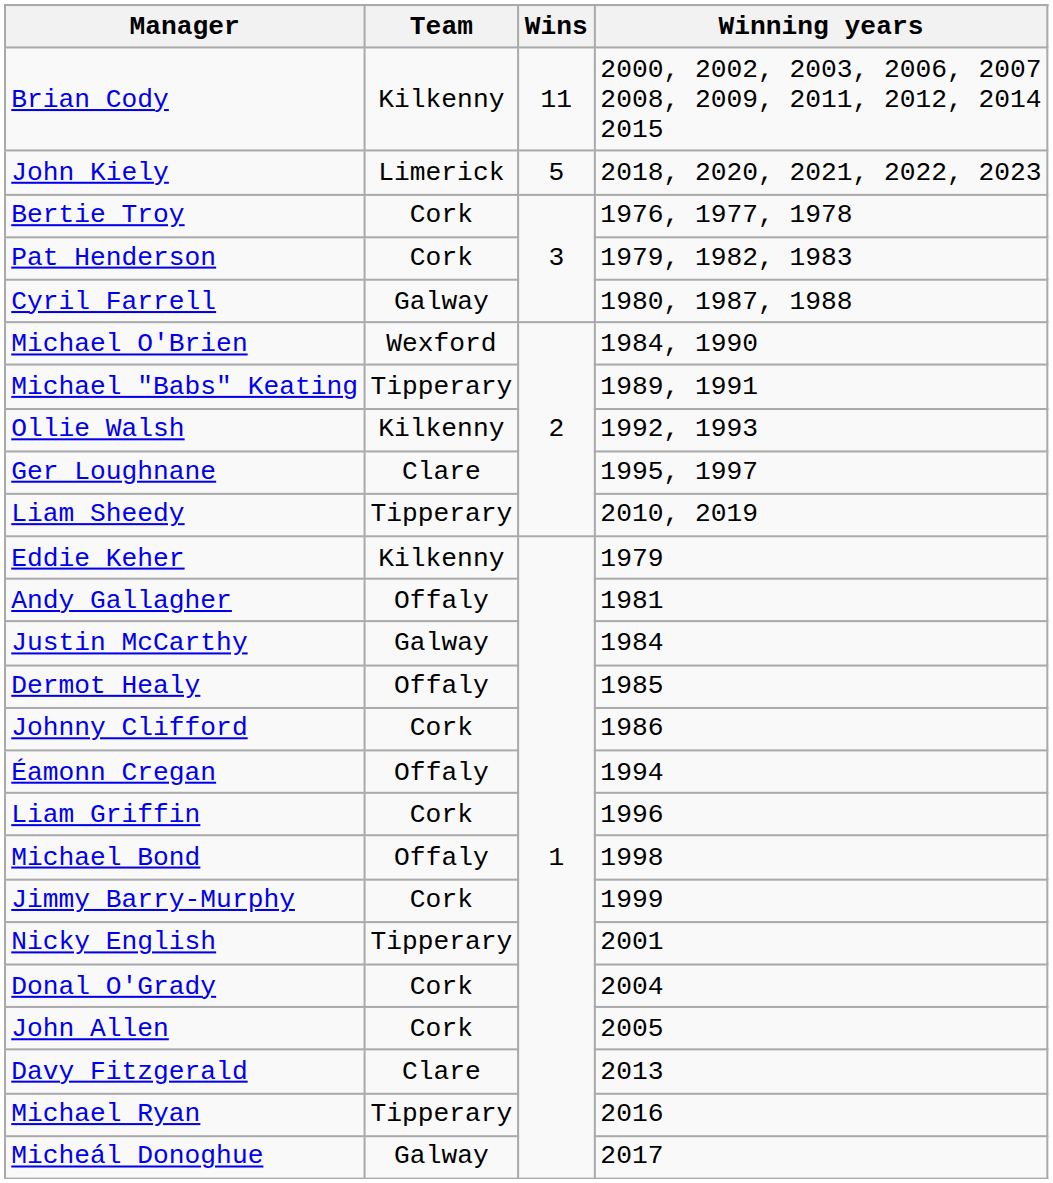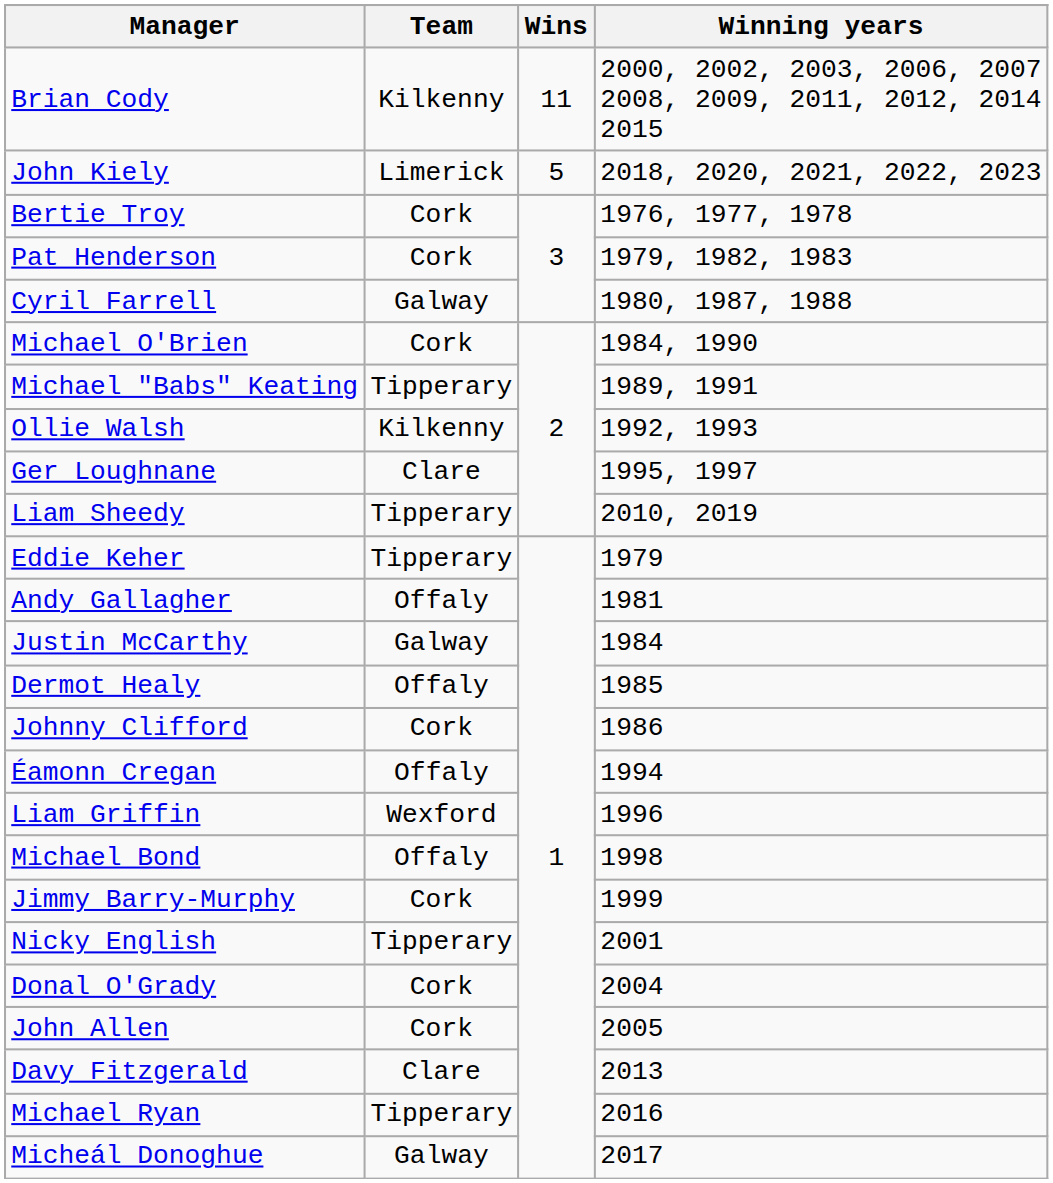(441, 344) Wexford -> (441, 344) Cork
(441, 558) Kilkenny -> (441, 558) Tipperary
(441, 815) Cork -> (441, 815) Wexford
